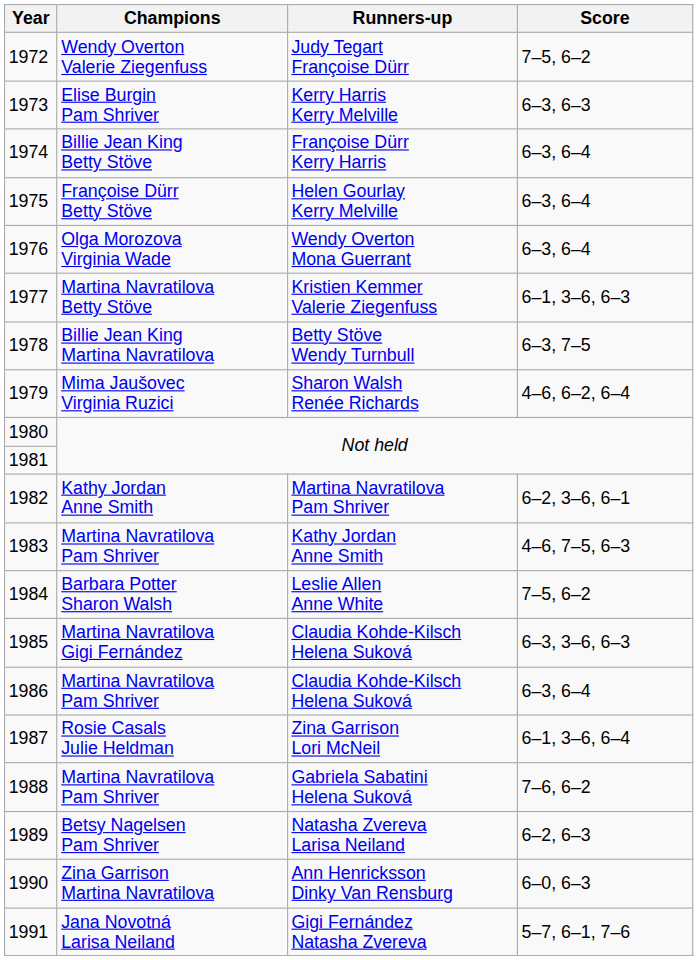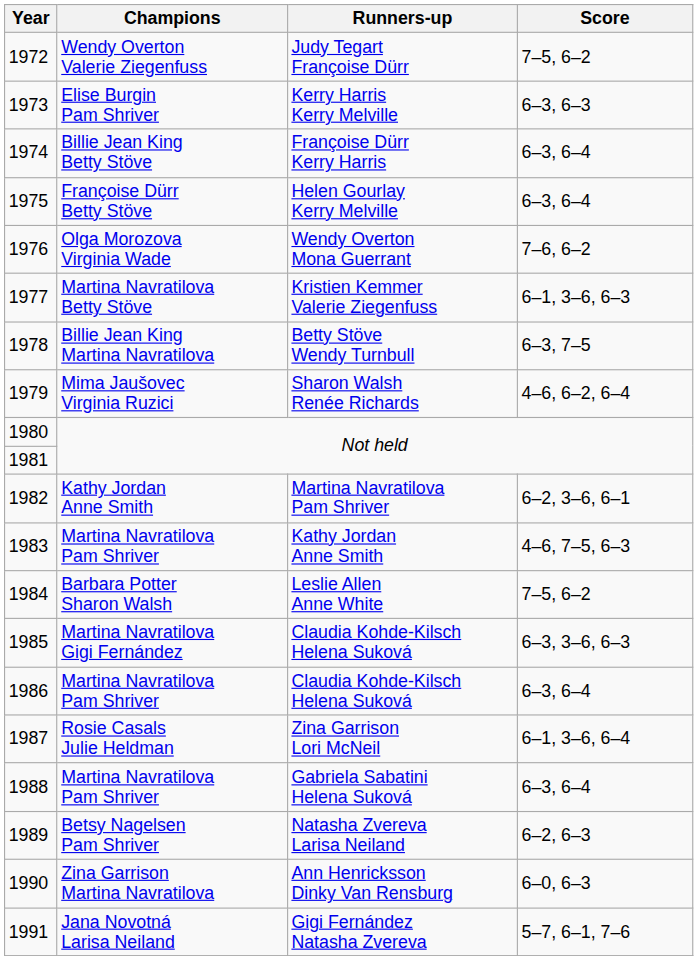(556, 249) 6–3, 6–4 -> (556, 249) 7–6, 6–2
(556, 787) 7–6, 6–2 -> (556, 787) 6–3, 6–4
